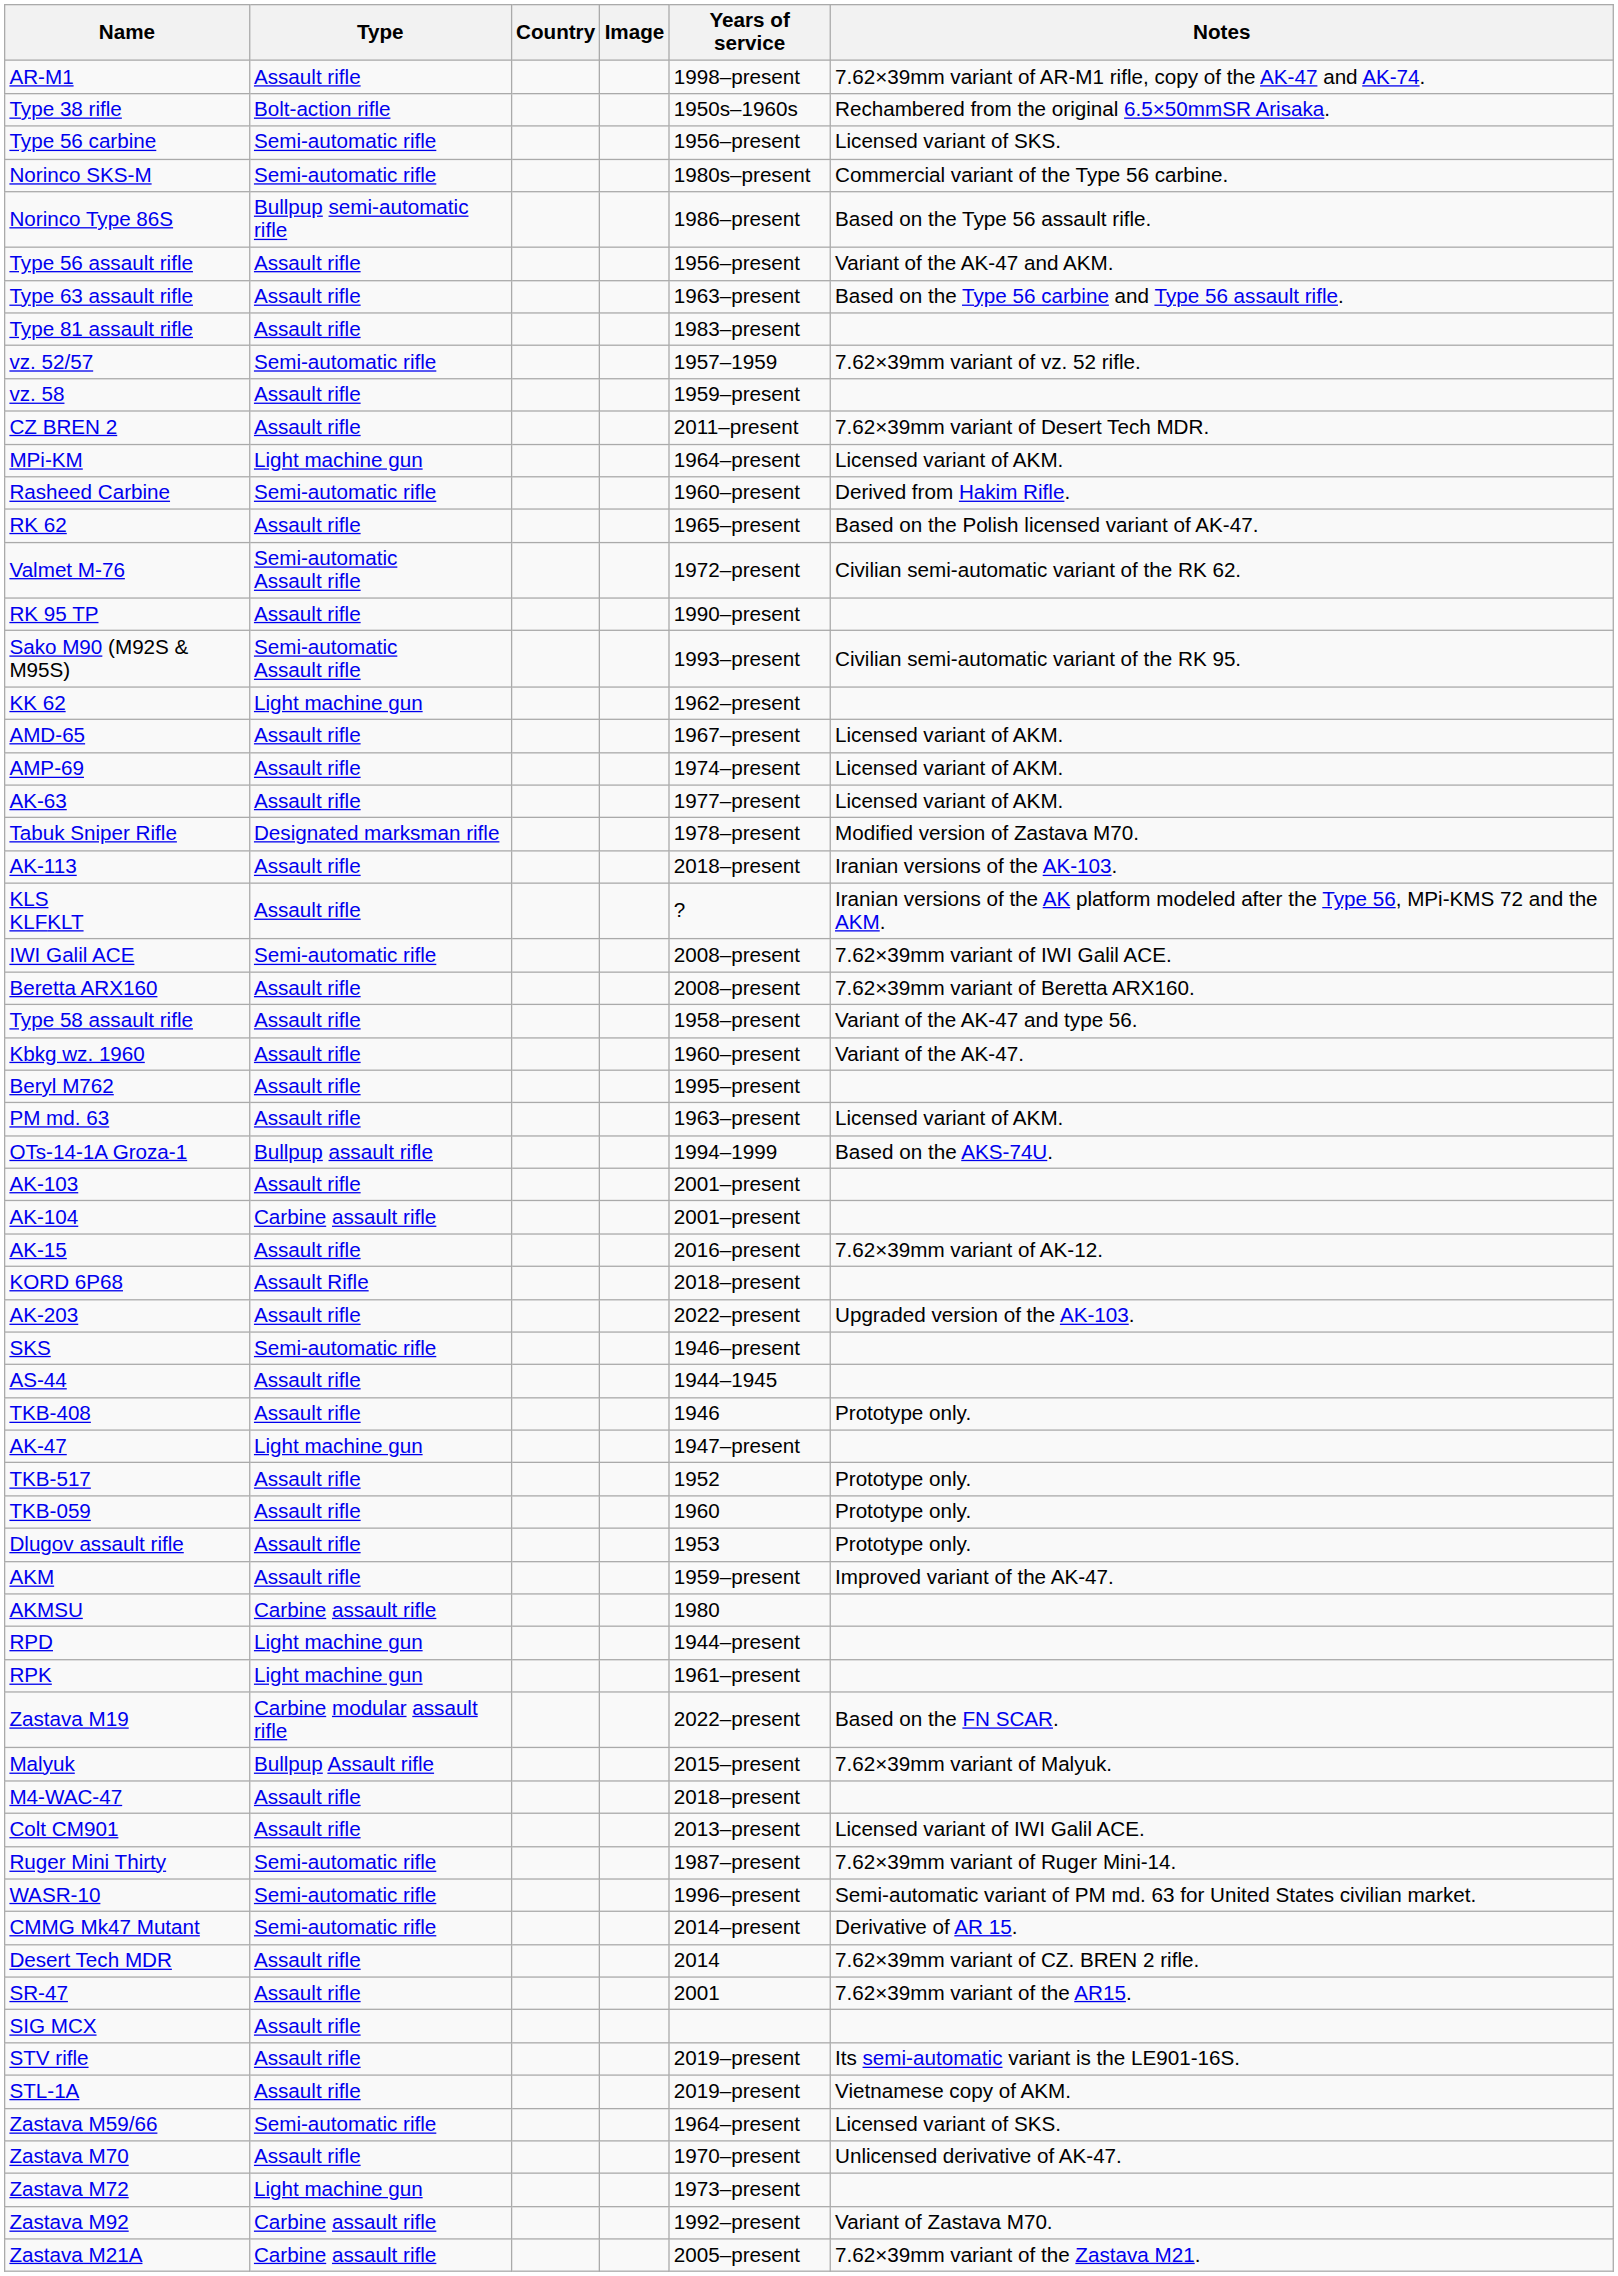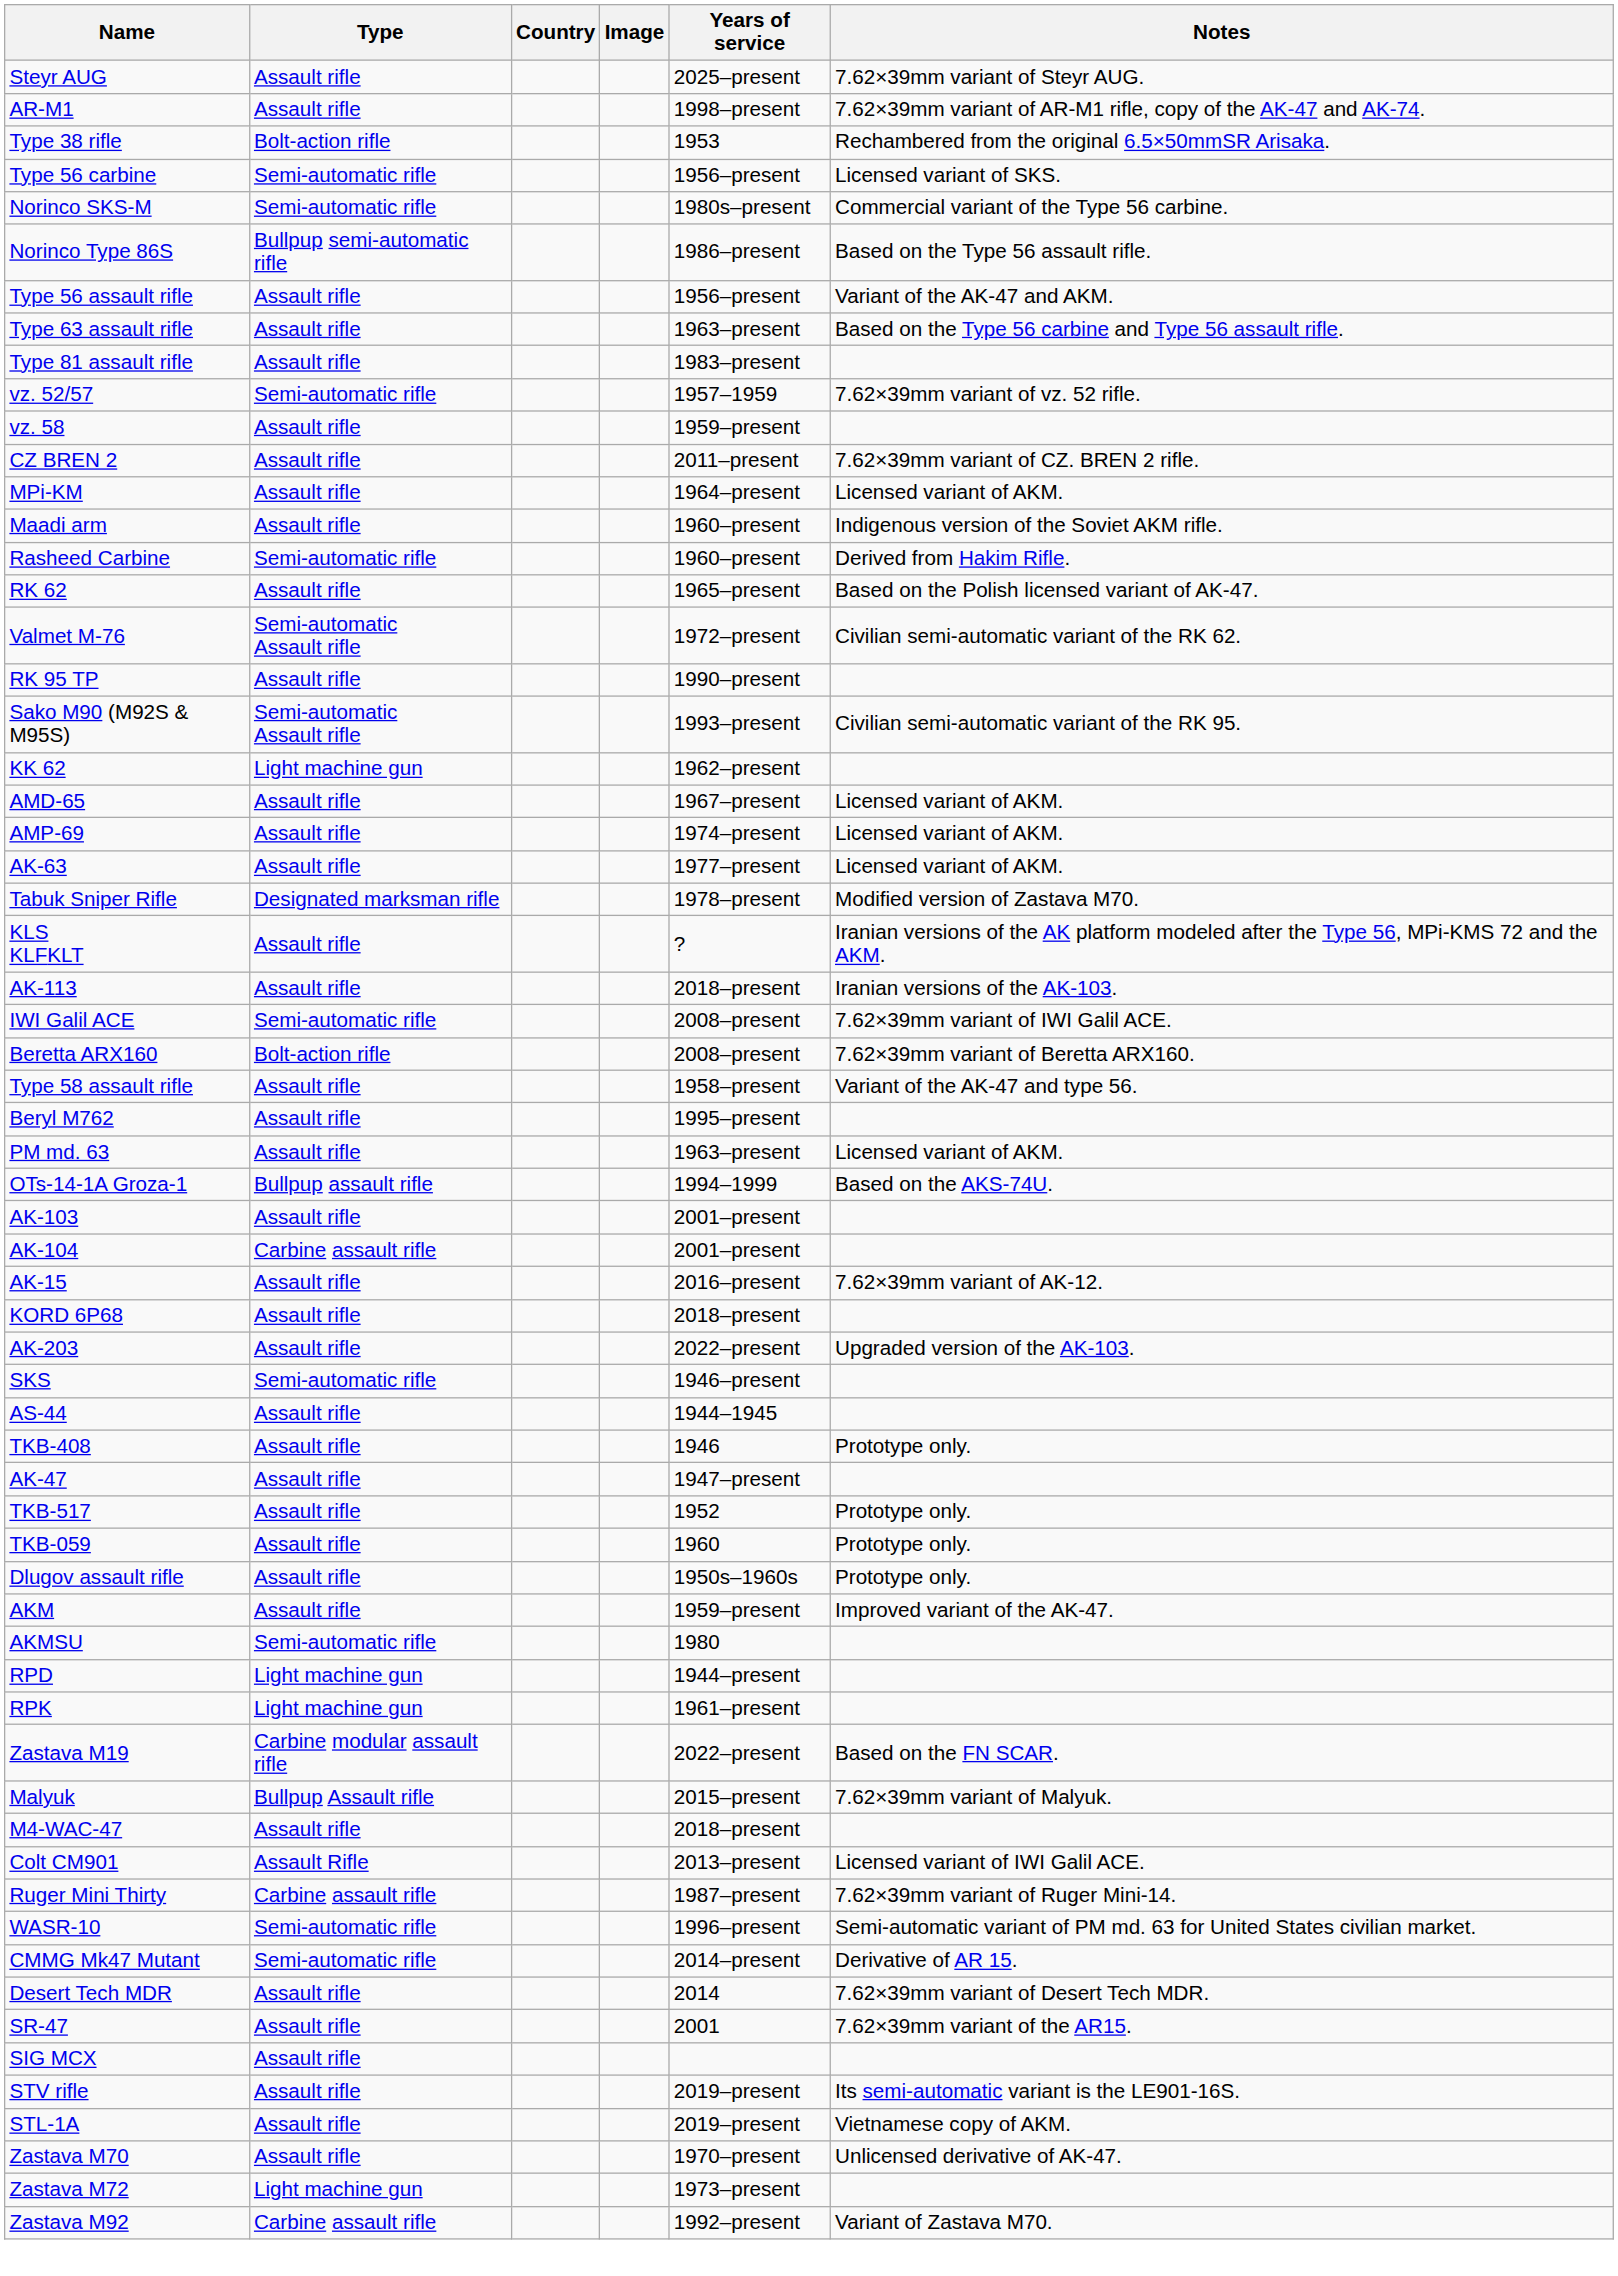+ row: (58, 76)
(736, 109) 1950s–1960s -> (697, 142) 1953
(1022, 427) 7.62×39mm variant of Desert Tech MDR. -> (1017, 460) 7.62×39mm variant of CZ. BREN 2 rifle.
(338, 460) Light machine gun -> (307, 492) Assault rifle
+ row: (58, 525)
rows swapped: (46, 910) <-> (43, 866)
(307, 988) Assault rifle -> (322, 1053) Bolt-action rifle
- row: (77, 1053)
(311, 1282) Assault Rifle -> (307, 1315) Assault rifle
(338, 1446) Light machine gun -> (307, 1479) Assault rifle
(697, 1544) 1953 -> (736, 1577) 1950s–1960s
(345, 1609) Carbine assault rifle -> (345, 1642) Semi-automatic rifle
(307, 1829) Assault rifle -> (311, 1862) Assault Rifle
(345, 1862) Semi-automatic rifle -> (345, 1895) Carbine assault rifle
(1017, 1960) 7.62×39mm variant of CZ. BREN 2 rifle. -> (1022, 1993) 7.62×39mm variant of Desert Tech MDR.
- row: (83, 2124)
- row: (76, 2255)
